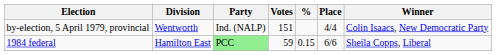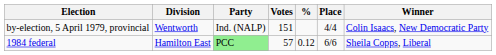(288, 43) 59 -> (288, 43) 57
(306, 43) 0.15 -> (306, 43) 0.12
